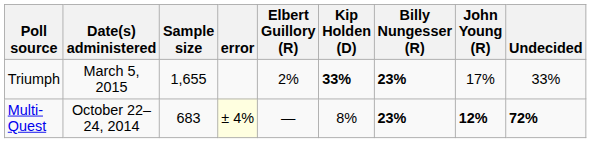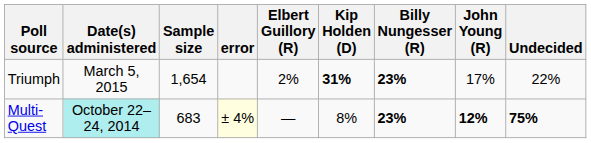(189, 79) 1,655 -> (189, 79) 1,654
(337, 79) 33% -> (337, 79) 31%
(546, 79) 33% -> (546, 79) 22%
(112, 118) no background -> (112, 118) paleturquoise background
(523, 118) 72% -> (523, 118) 75%
